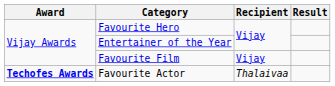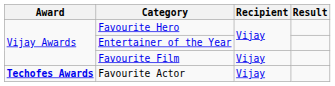(262, 74) Thalaivaa -> (251, 74) Vijay
